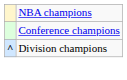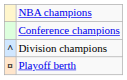+ row: (47, 65)
